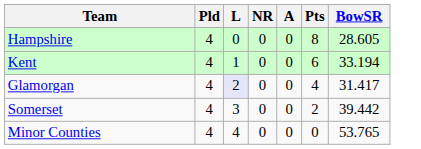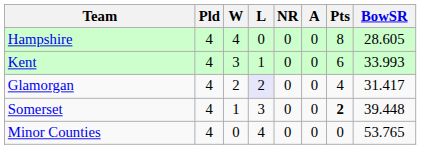+ column: (236, 16)
(359, 62) 33.194 -> (384, 62) 33.993
(315, 109) normal -> (340, 109) bold
(359, 109) 39.442 -> (384, 109) 39.448
